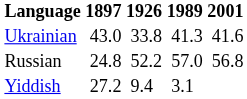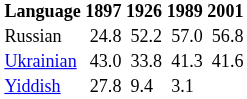rows swapped: (41, 36) <-> (33, 61)
(103, 86) 27.2 -> (103, 86) 27.8
